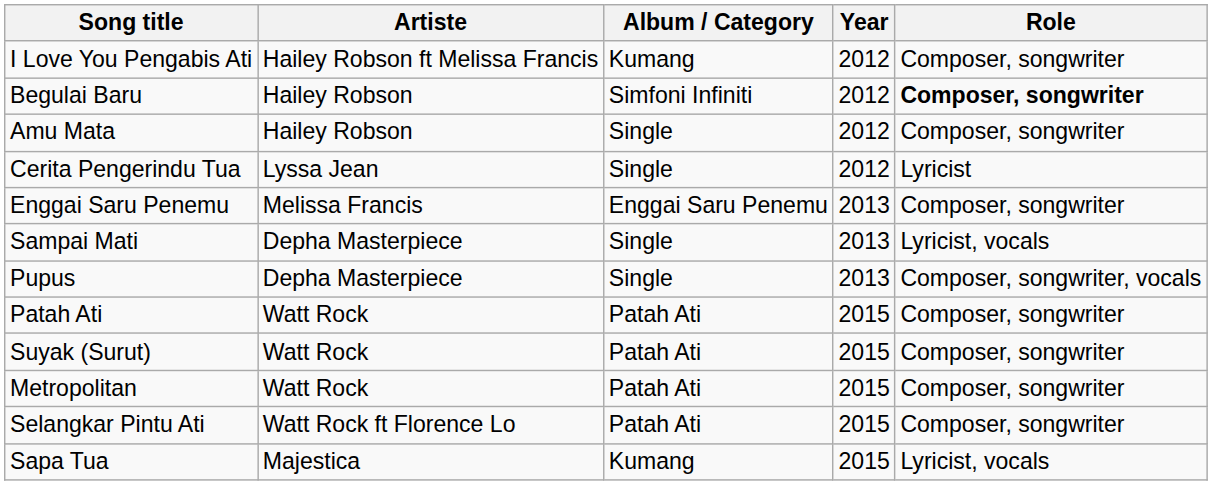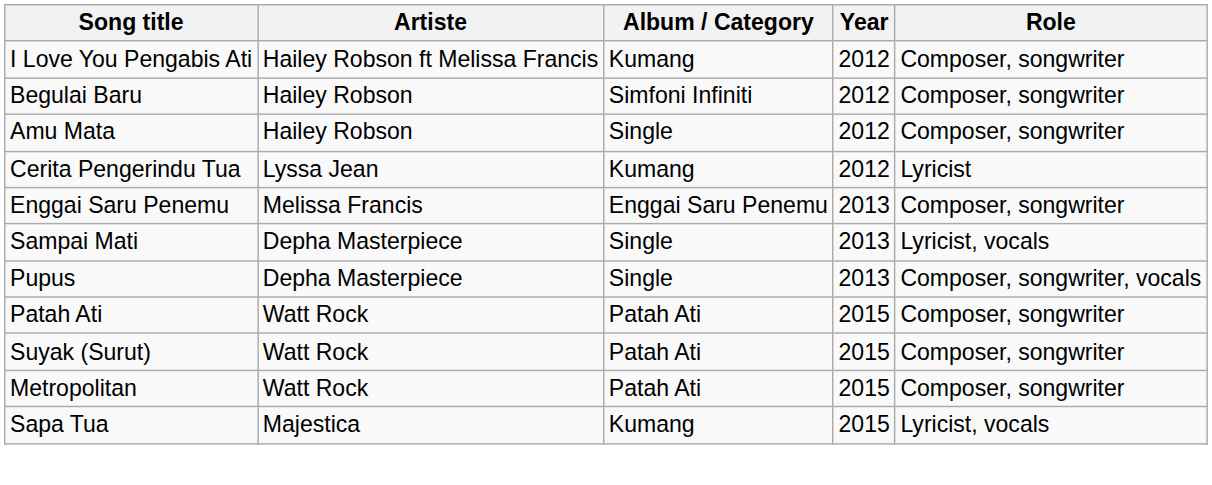(1022, 95) bold -> (1012, 95) normal
(641, 168) Single -> (652, 168) Kumang
- row: (107, 424)
